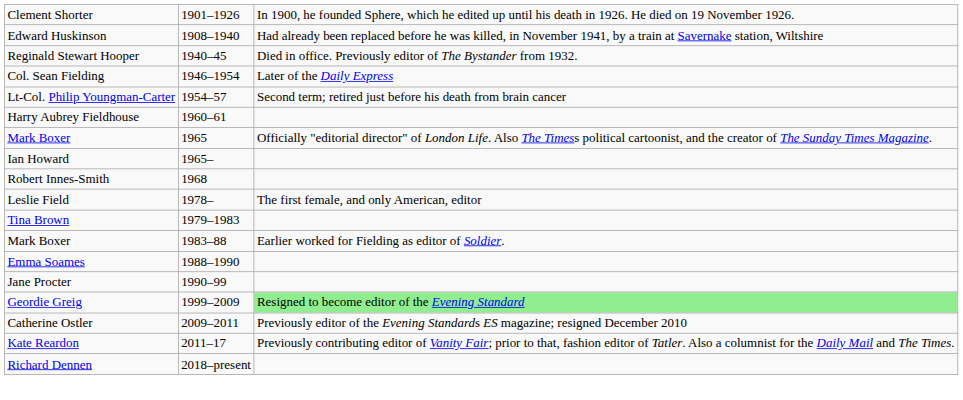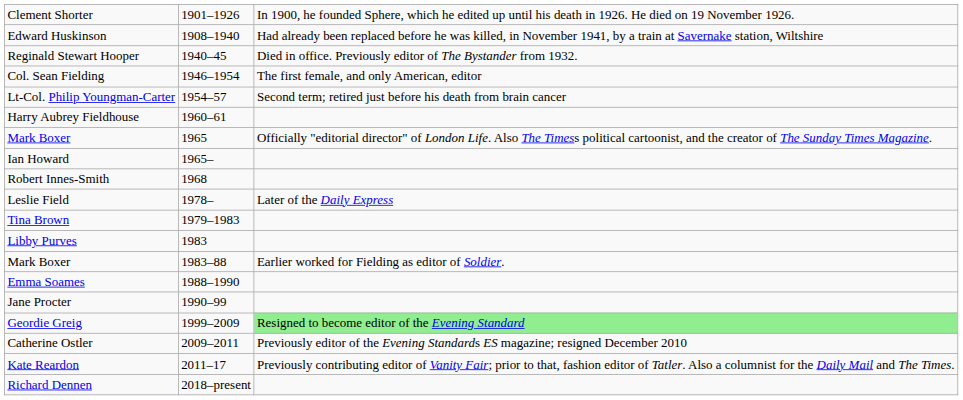(325, 76) Later of the Daily Express -> (369, 76) The first female, and only American, editor
(369, 199) The first female, and only American, editor -> (325, 199) Later of the Daily Express
+ row: (42, 240)
